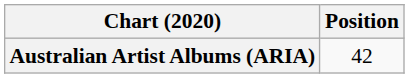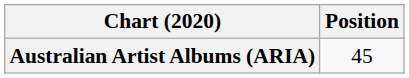(362, 55) 42 -> (362, 55) 45
